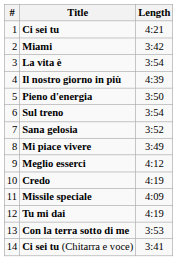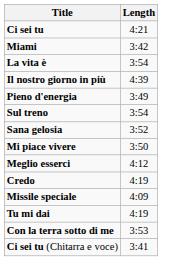- column: (12, 12)
(154, 96) 3:50 -> (139, 96) 3:49
(154, 146) 3:49 -> (139, 146) 3:50
